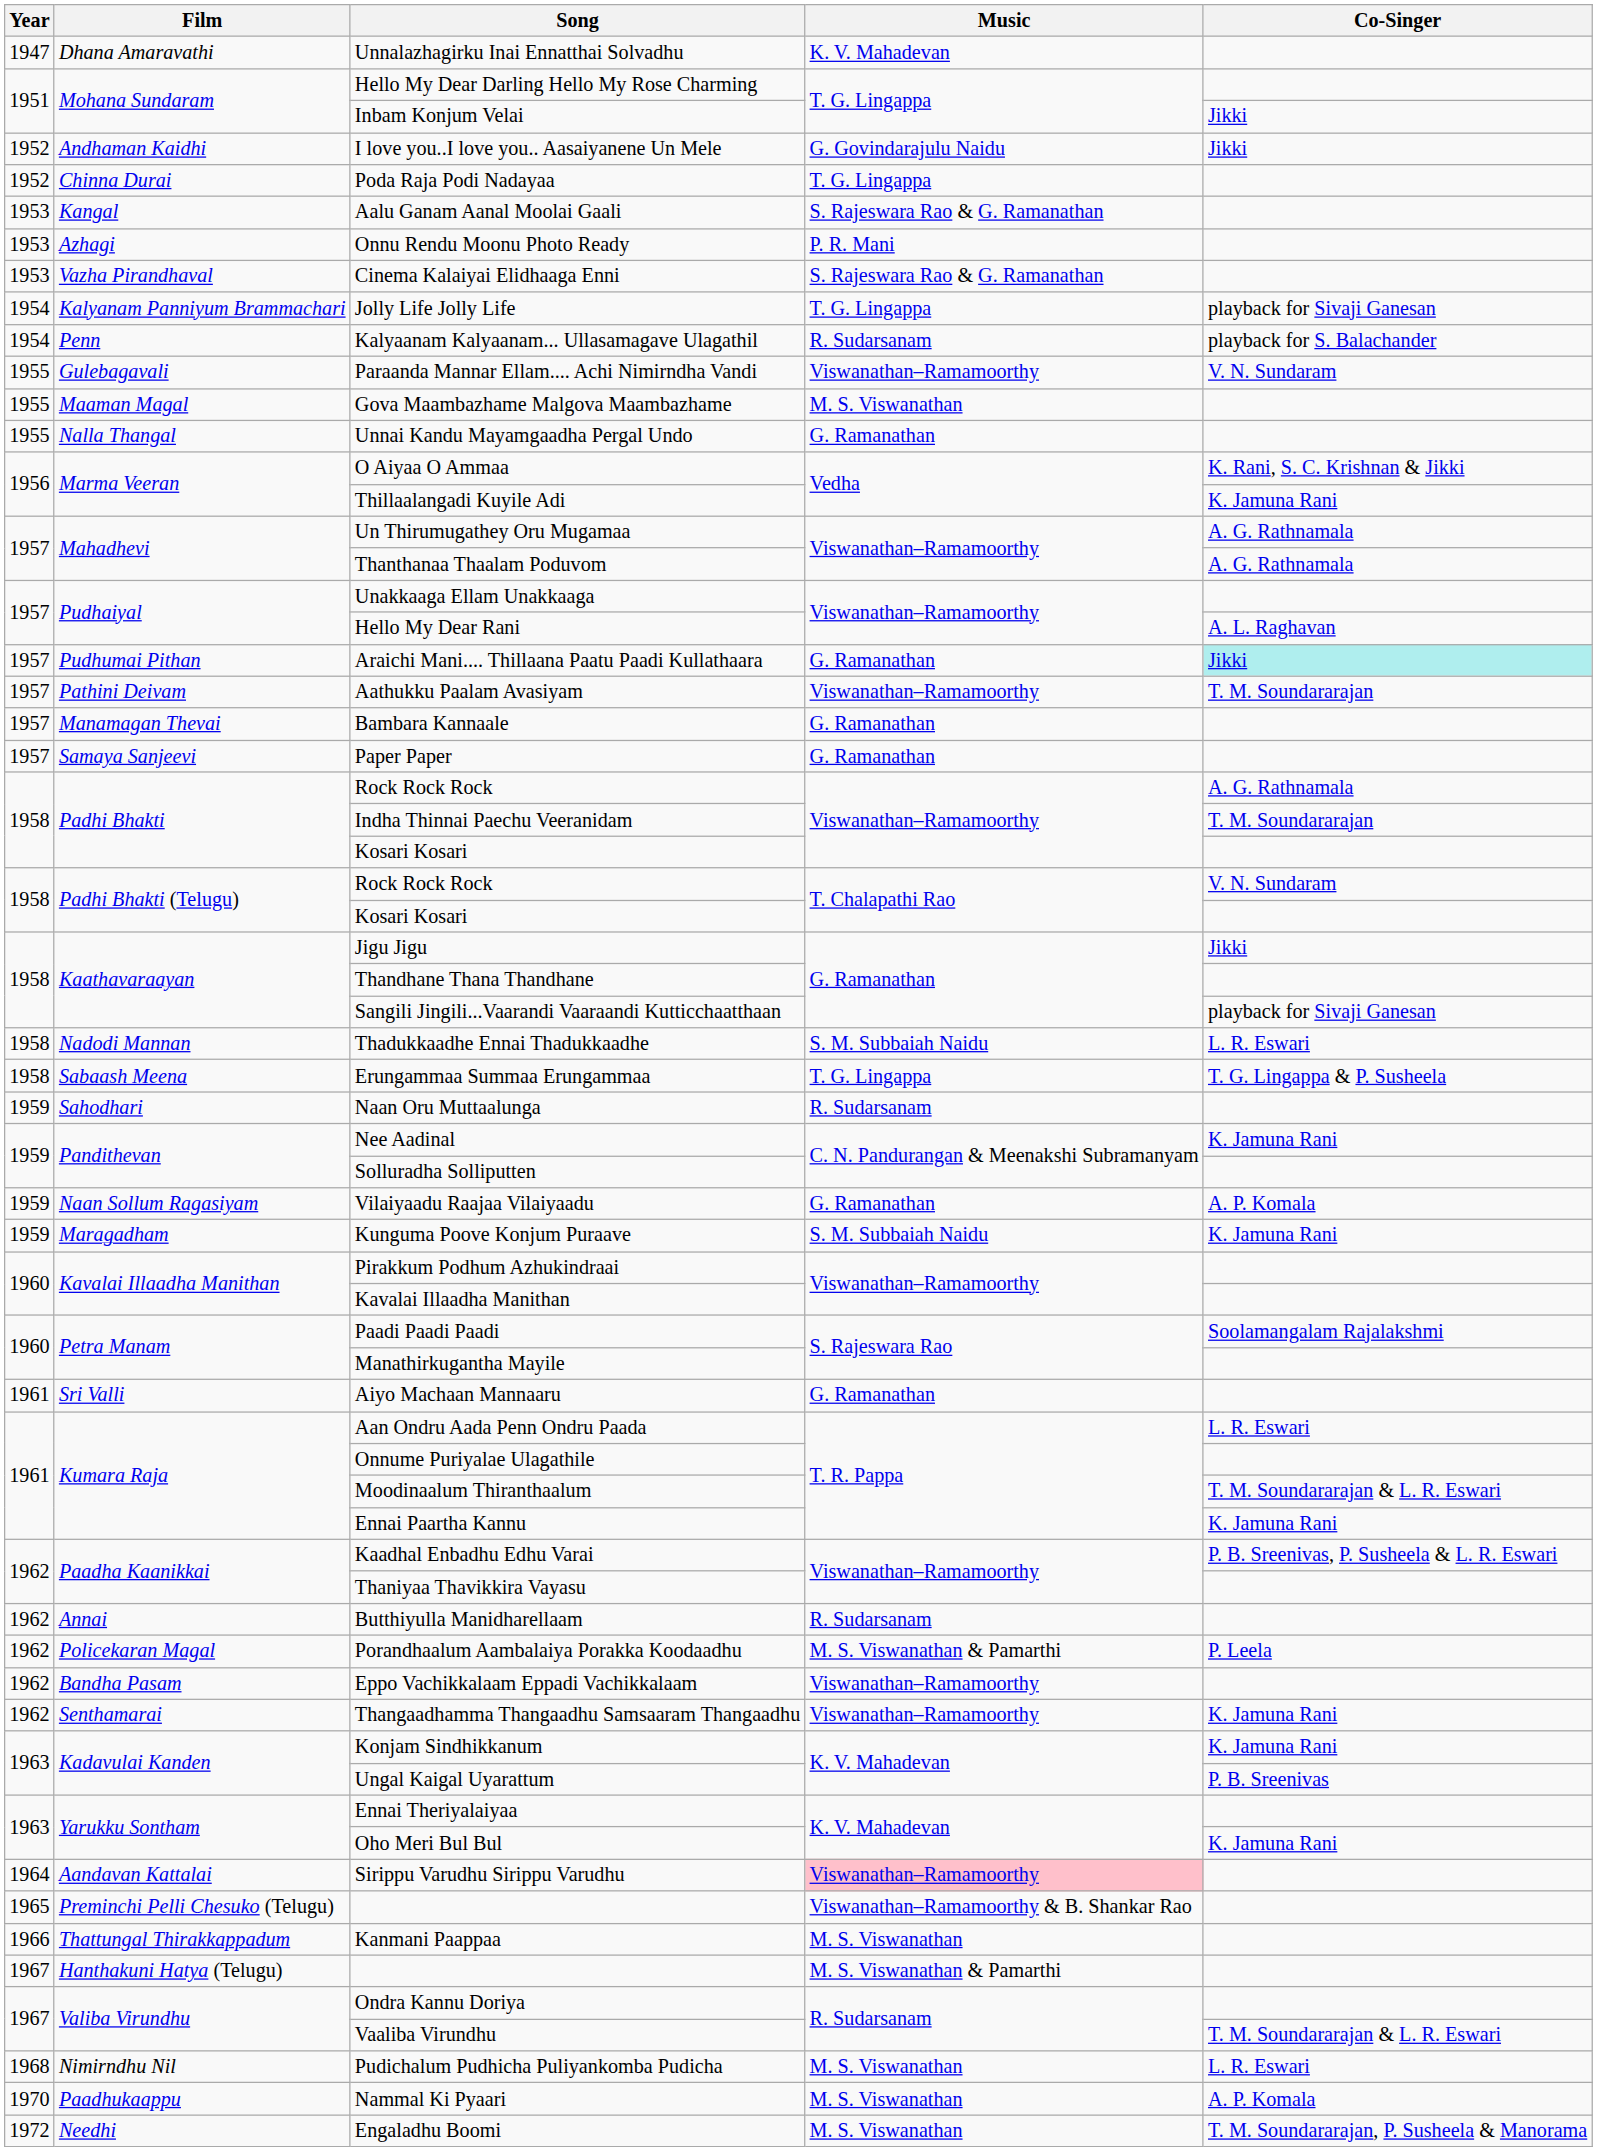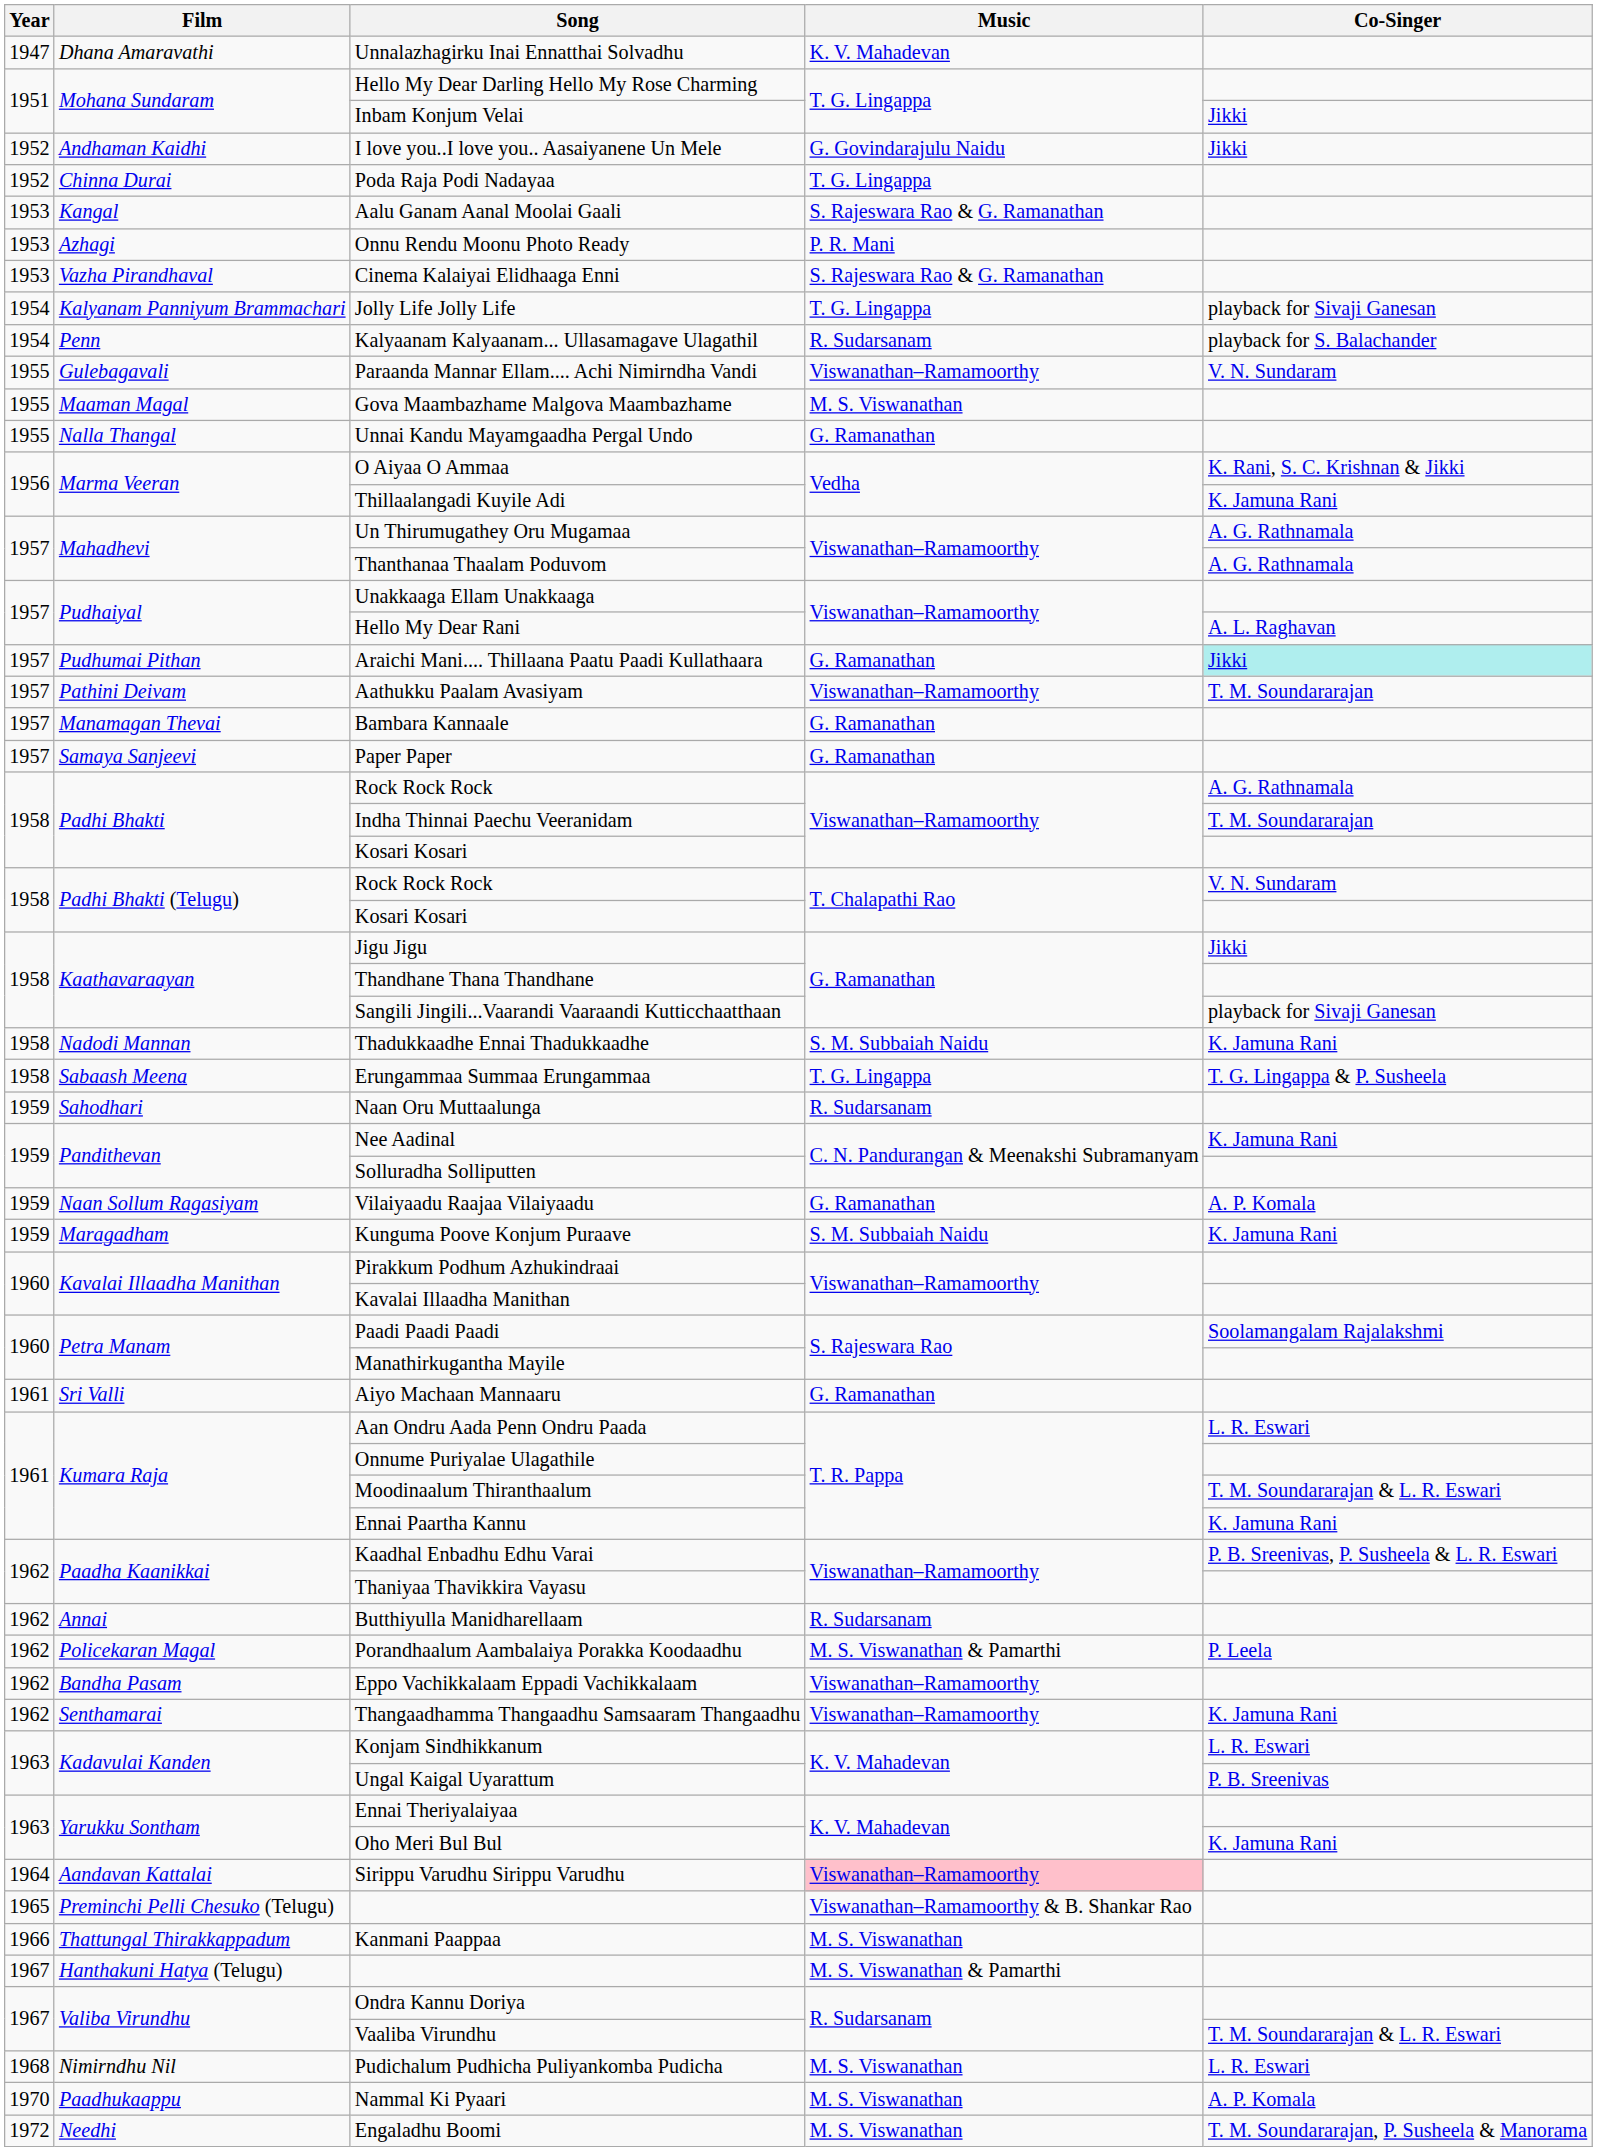(1259, 1043) L. R. Eswari -> (1273, 1043) K. Jamuna Rani
(1273, 1747) K. Jamuna Rani -> (1259, 1747) L. R. Eswari
